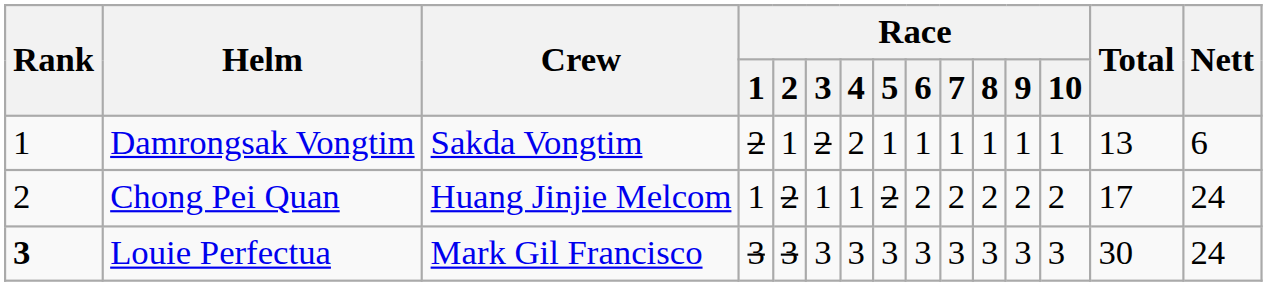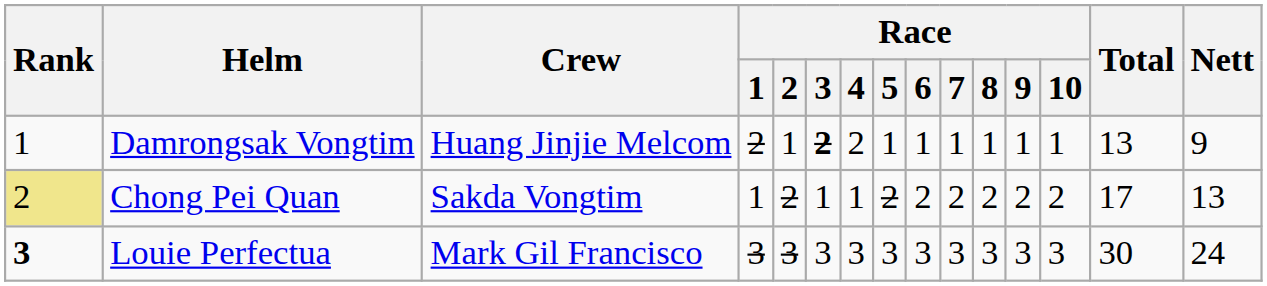(537, 142) Sakda Vongtim -> (581, 142) Huang Jinjie Melcom
(823, 142) normal -> (823, 142) bold
(1199, 142) 6 -> (1199, 142) 9
(22, 197) no background -> (22, 197) khaki background
(581, 197) Huang Jinjie Melcom -> (537, 197) Sakda Vongtim
(1208, 197) 24 -> (1208, 197) 13
